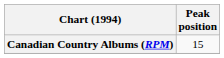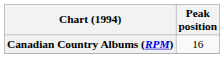(198, 44) 15 -> (198, 44) 16
